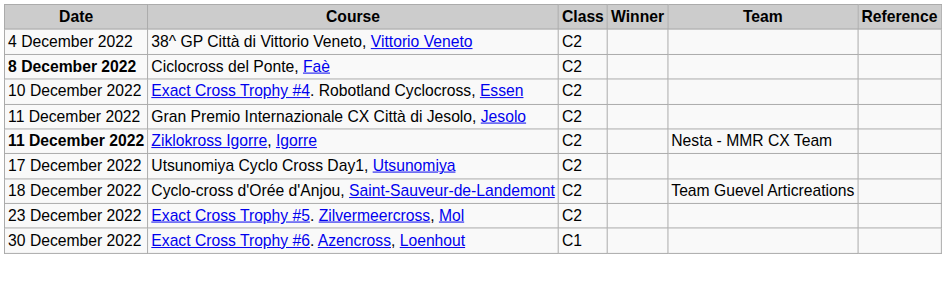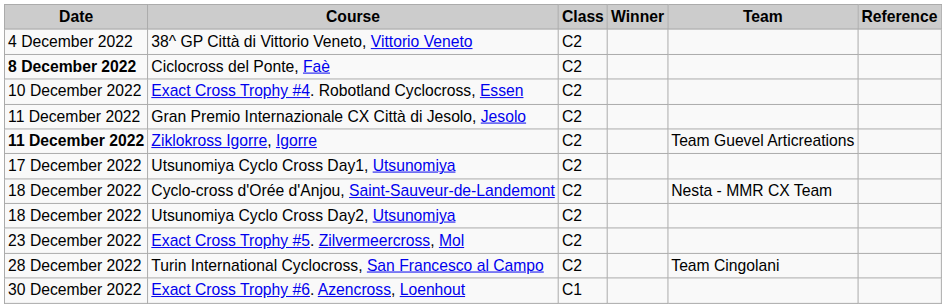(752, 141) Nesta - MMR CX Team -> (763, 141) Team Guevel Articreations
(763, 191) Team Guevel Articreations -> (752, 191) Nesta - MMR CX Team
+ row: (303, 215)
+ row: (348, 265)
